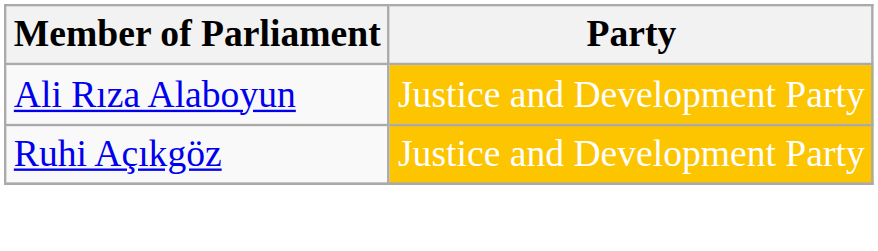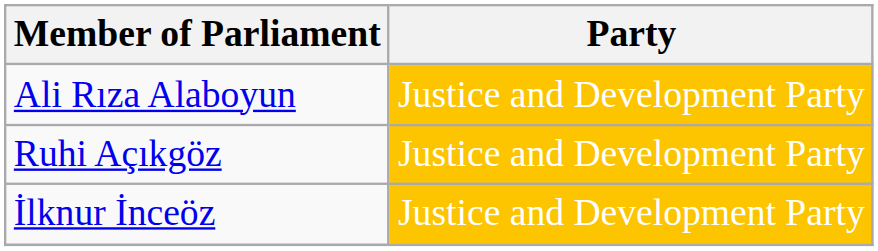+ row: (115, 213)
